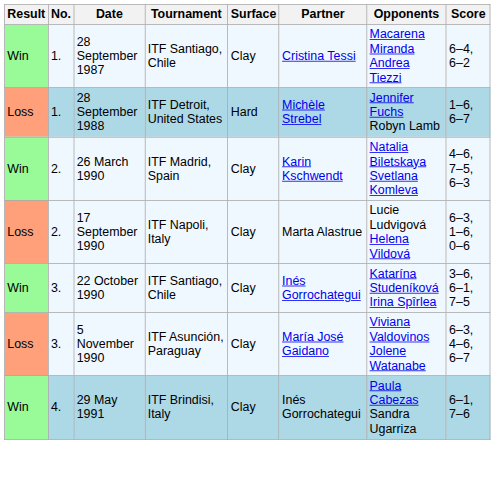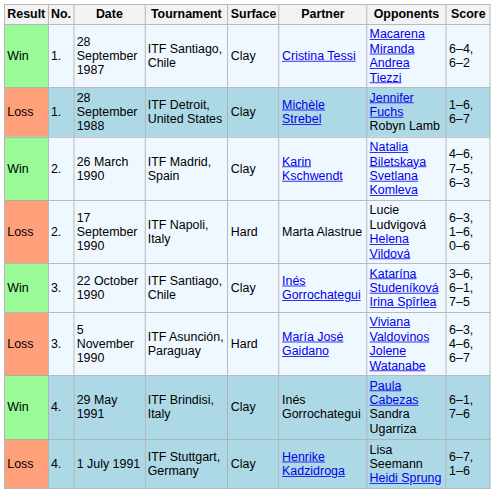(244, 111) Hard -> (243, 111) Clay
(243, 231) Clay -> (244, 231) Hard
(243, 343) Clay -> (244, 343) Hard
+ row: (108, 463)
